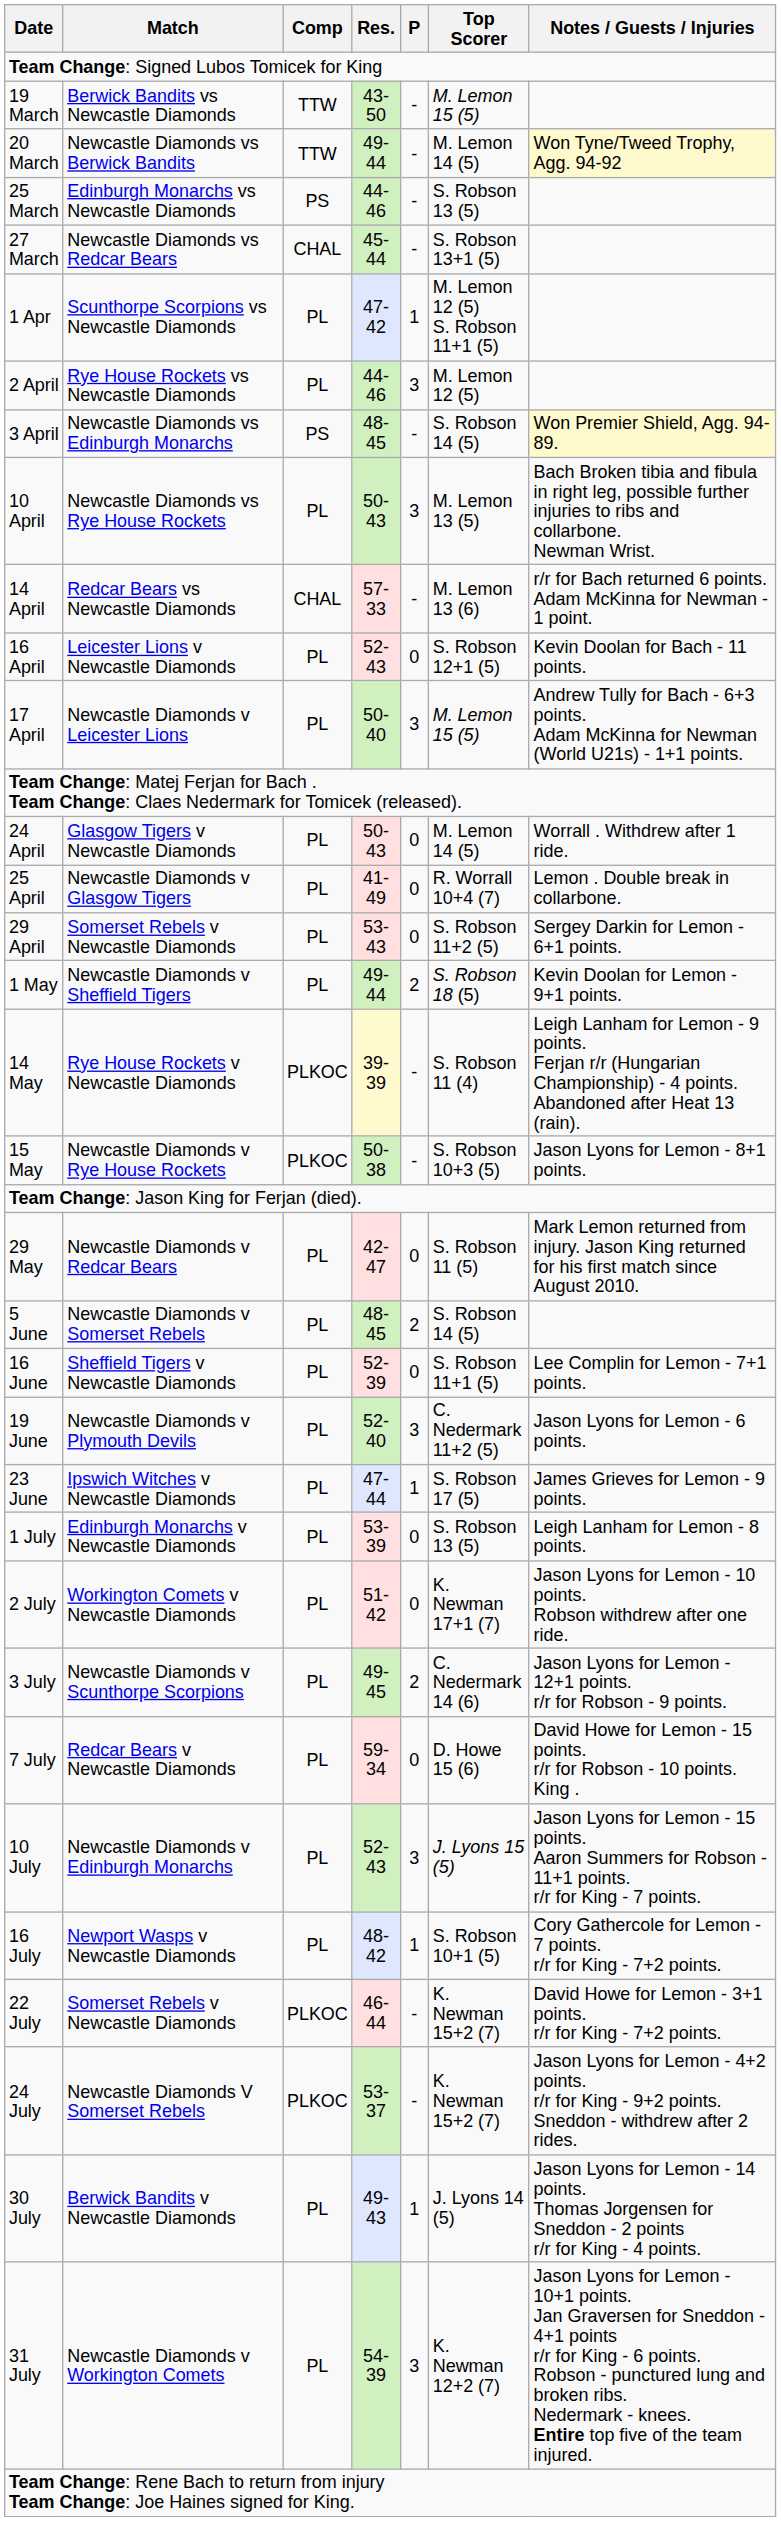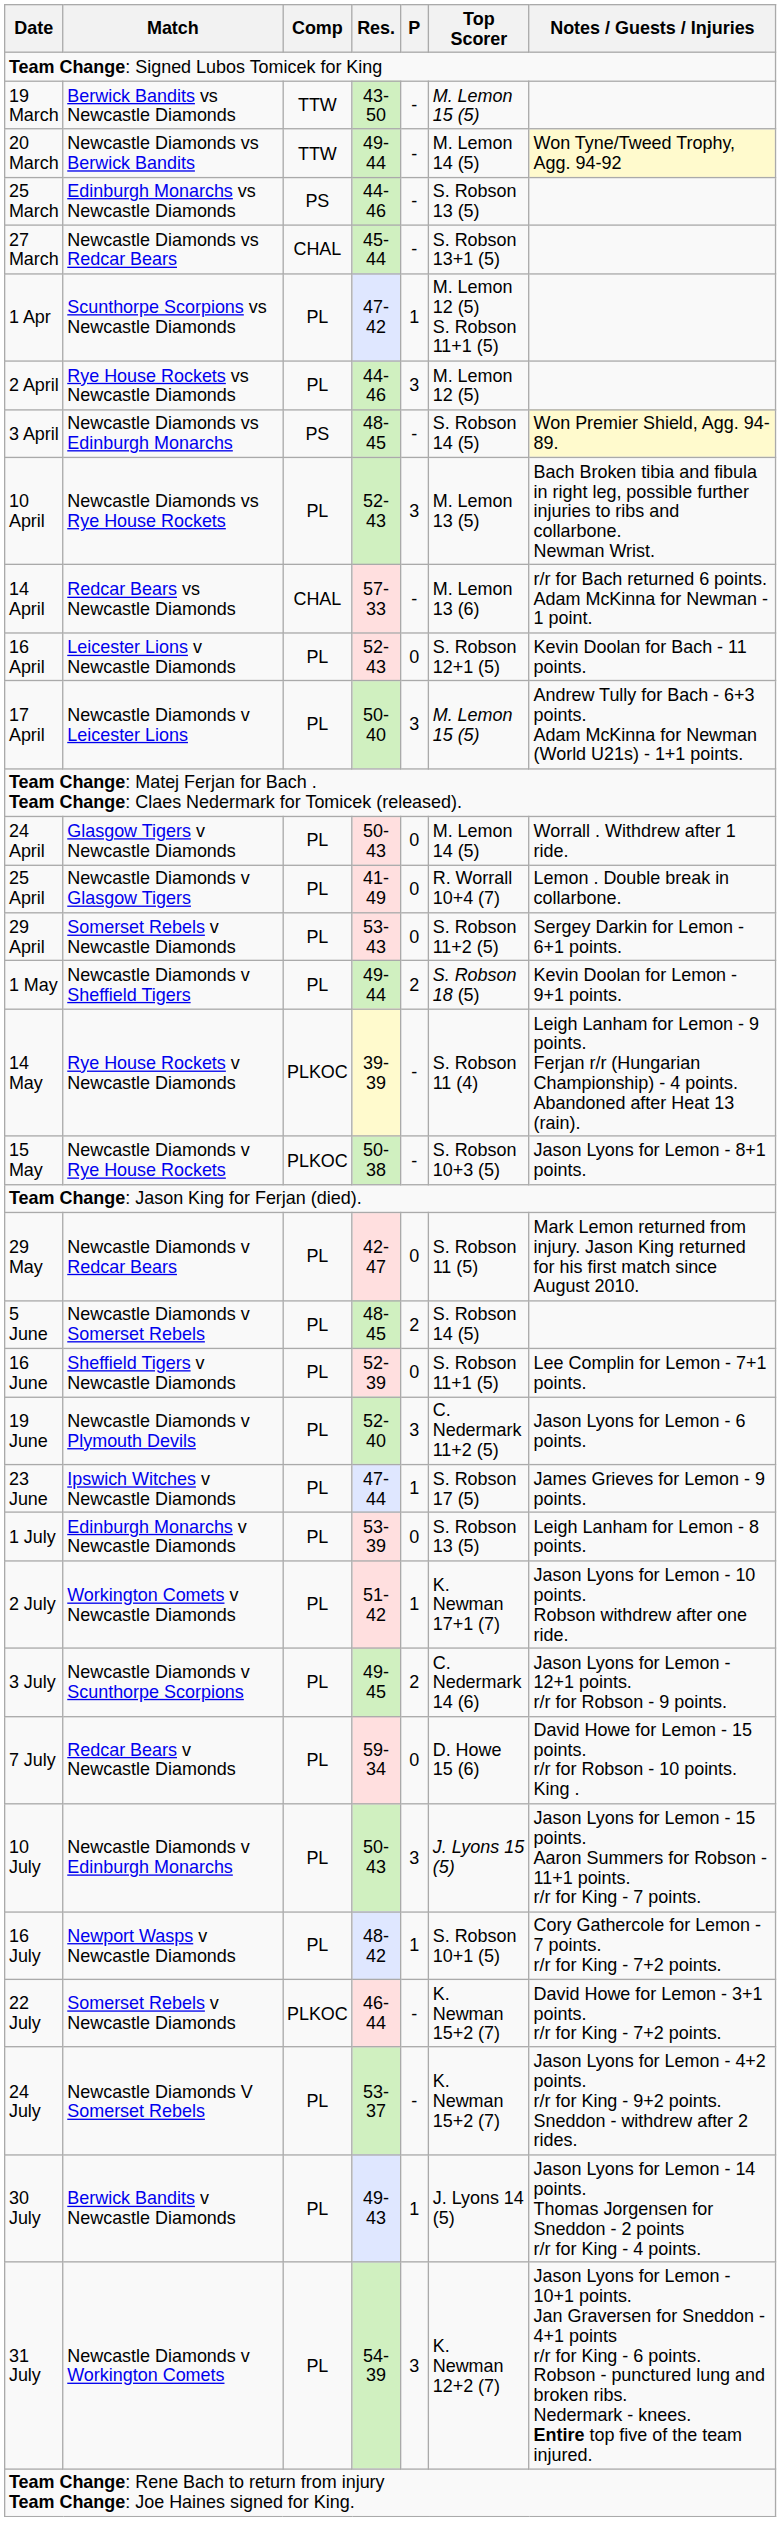(376, 511) 50-43 -> (376, 511) 52-43
(414, 1604) 0 -> (414, 1604) 1
(376, 1857) 52-43 -> (376, 1857) 50-43
(317, 2101) PLKOC -> (317, 2101) PL
